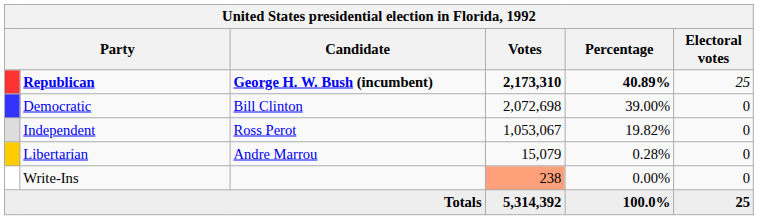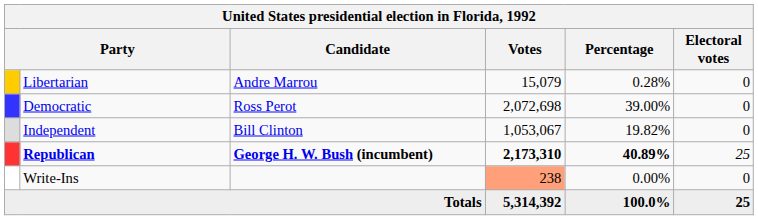rows swapped: (59, 82) <-> (56, 154)
(268, 106) Bill Clinton -> (265, 106) Ross Perot
(265, 130) Ross Perot -> (268, 130) Bill Clinton
